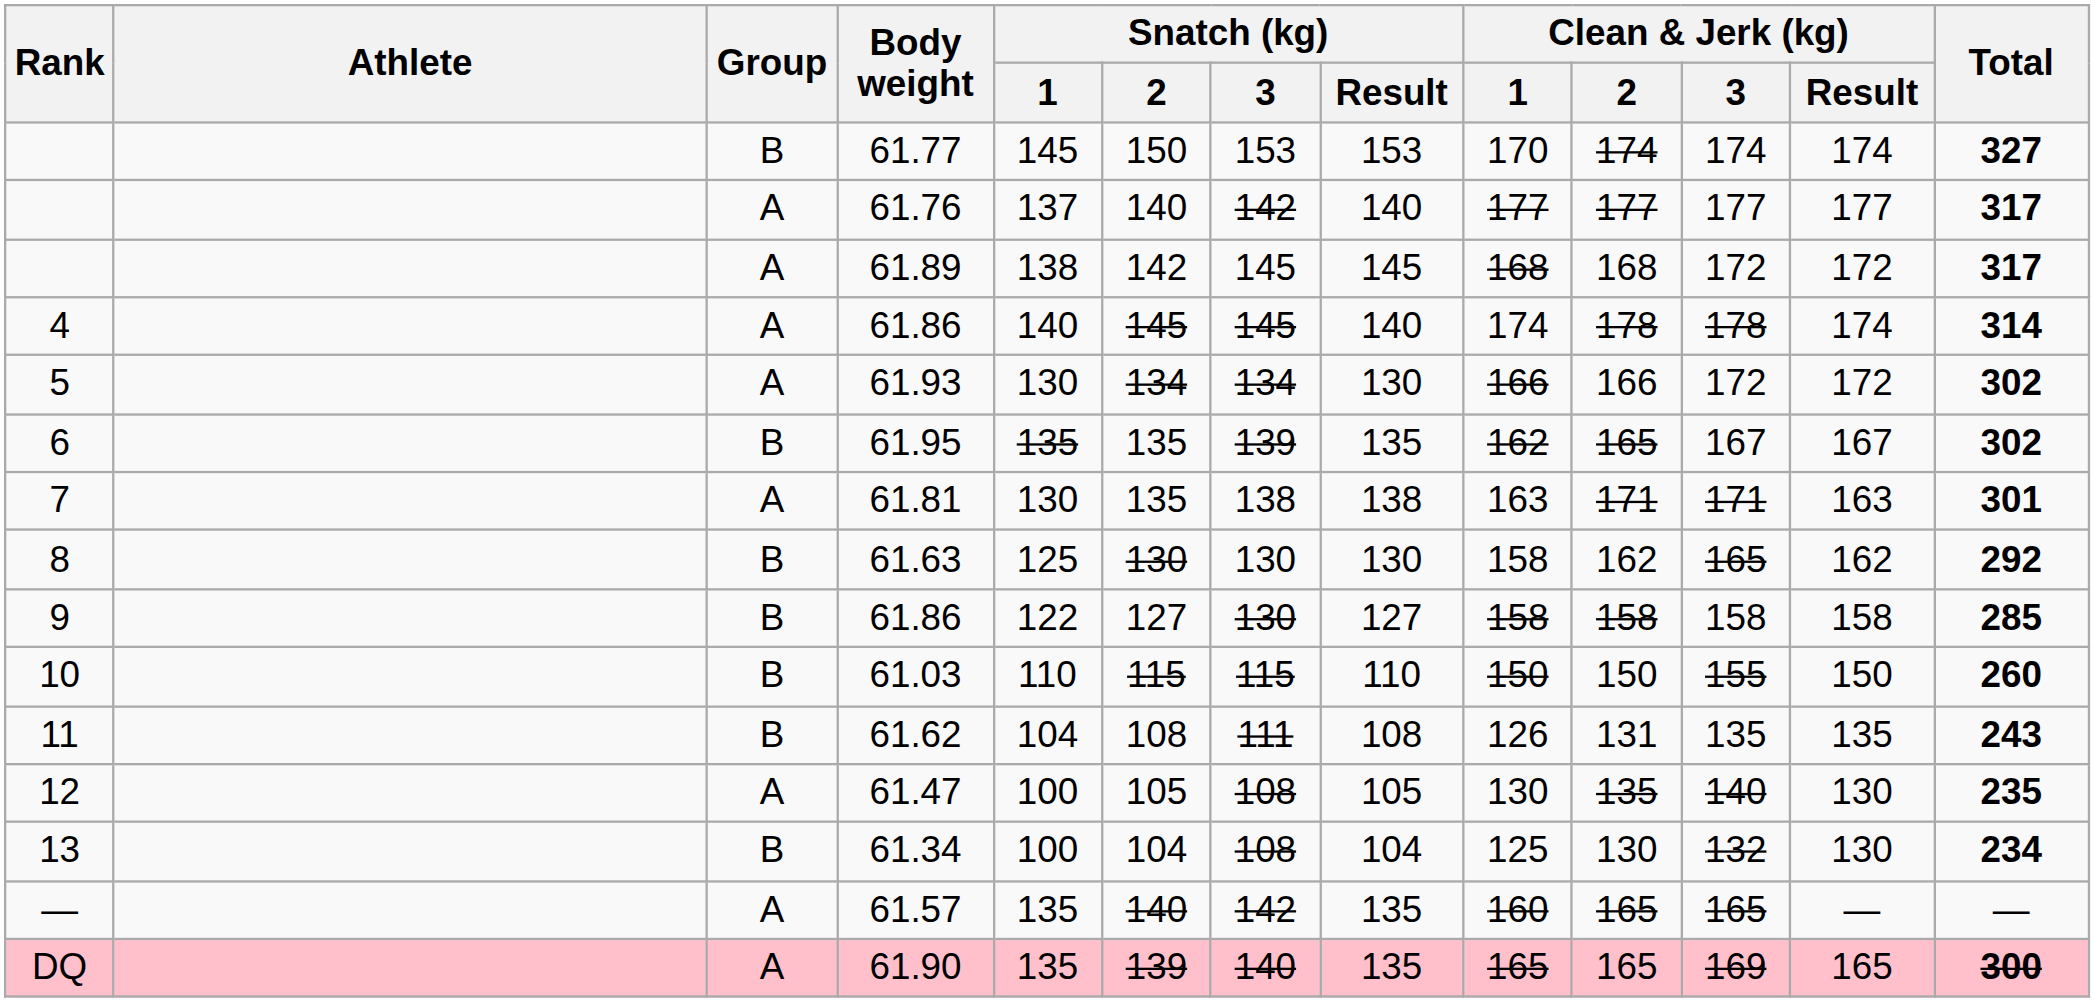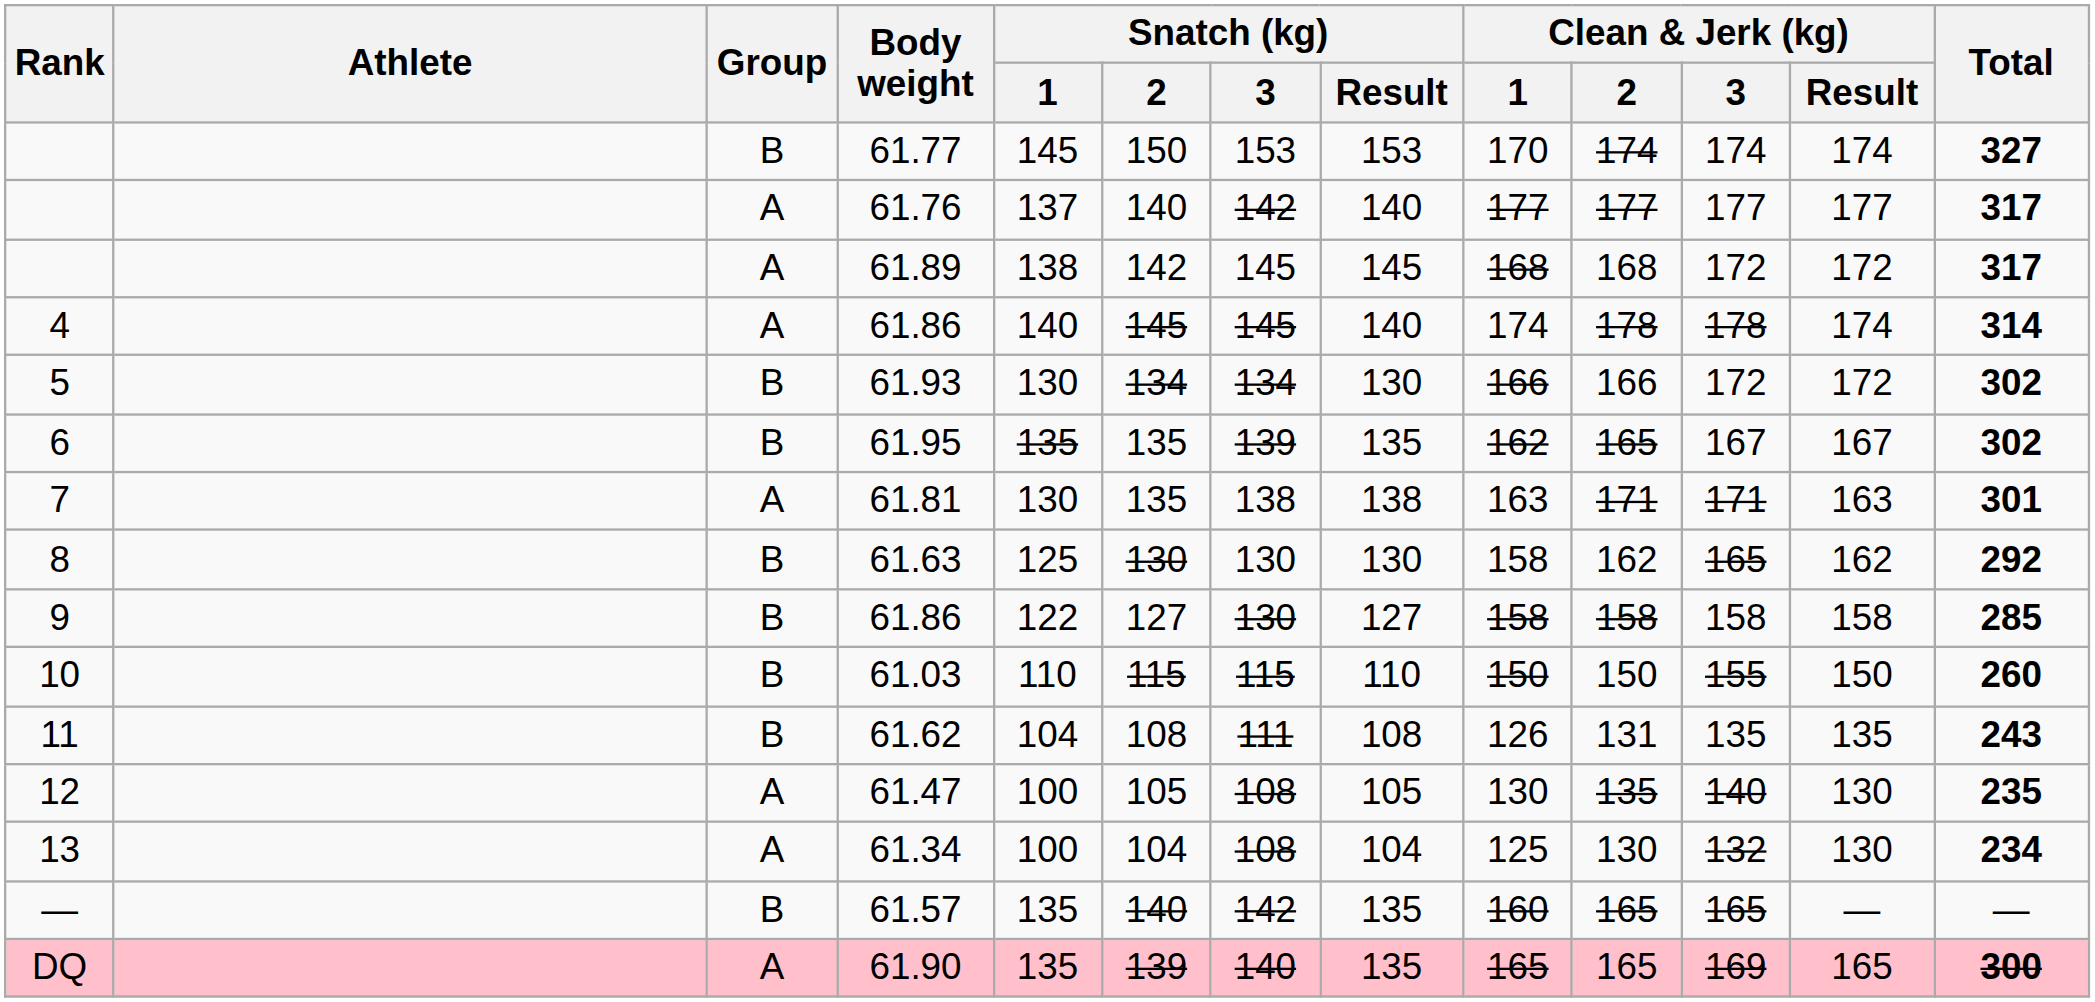(772, 383) A -> (772, 383) B
(772, 850) B -> (772, 850) A
(772, 909) A -> (772, 909) B
